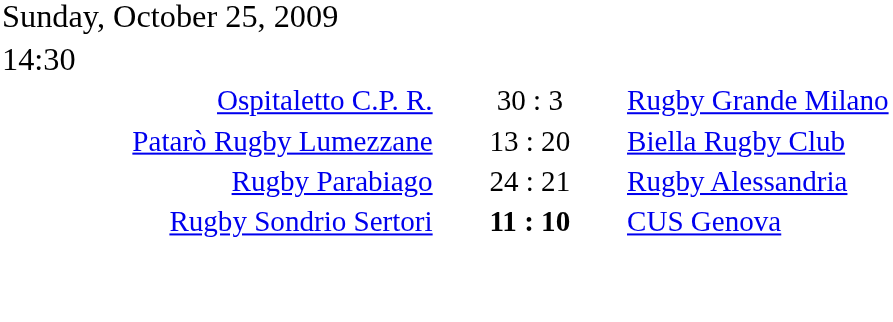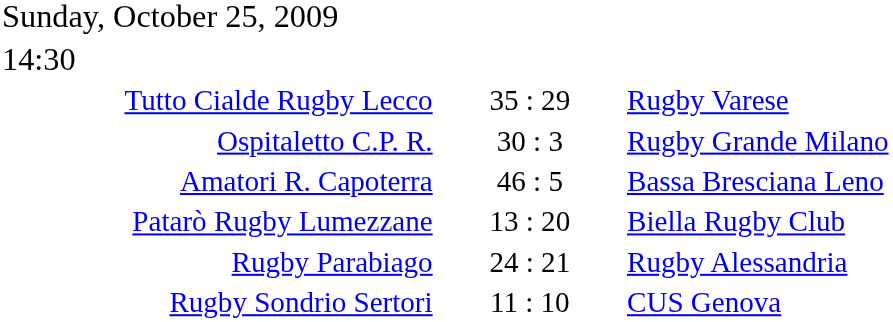+ row: (279, 100)
+ row: (306, 181)
(530, 221) bold -> (530, 302) normal
